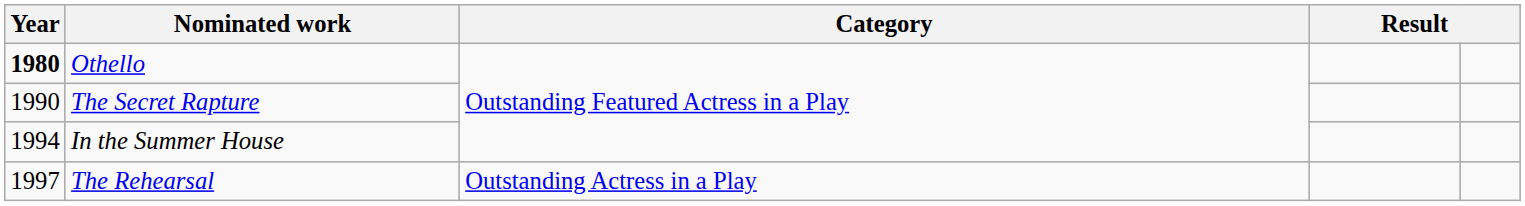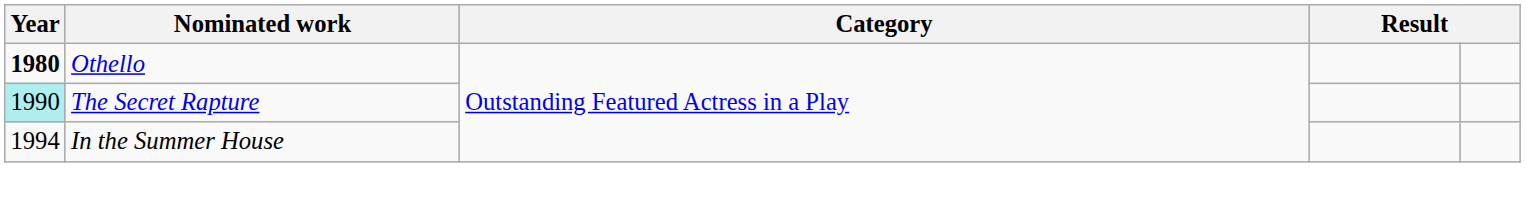(35, 102) no background -> (35, 102) paleturquoise background
- row: (143, 180)
